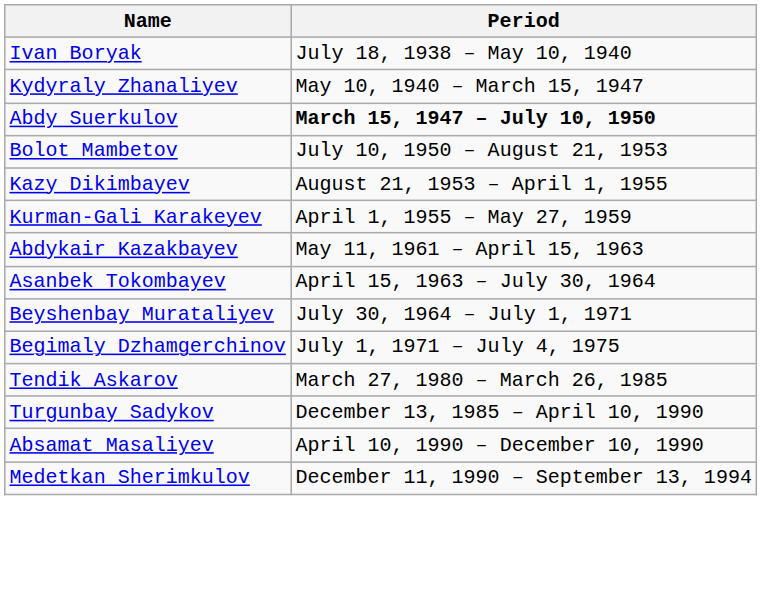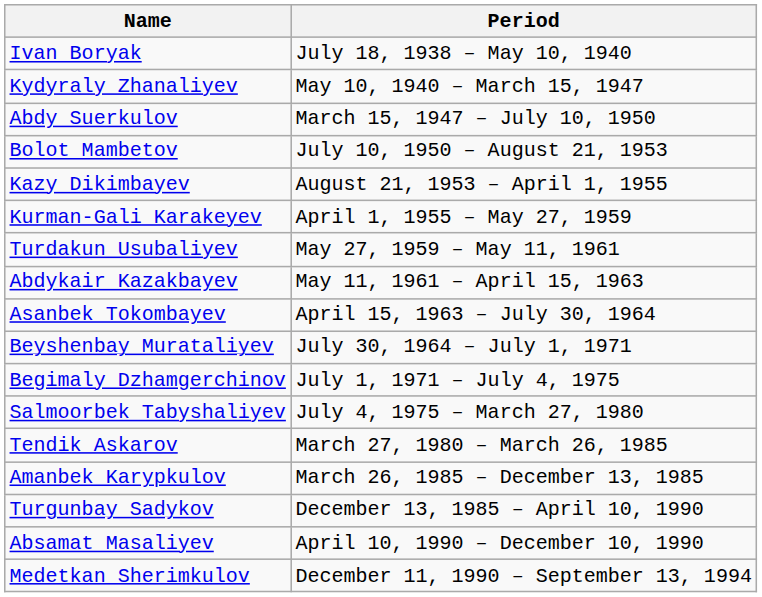(476, 119) bold -> (476, 119) normal
+ row: (124, 249)
+ row: (148, 413)
+ row: (118, 478)
